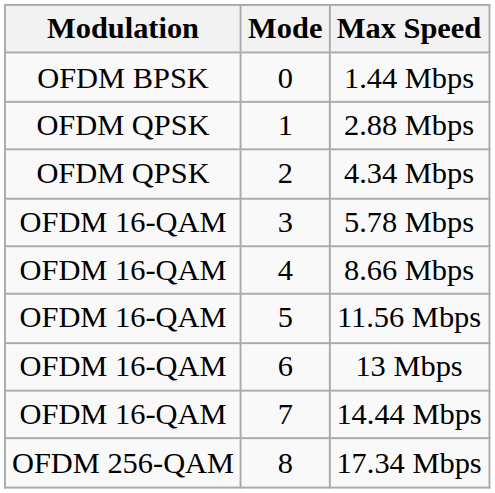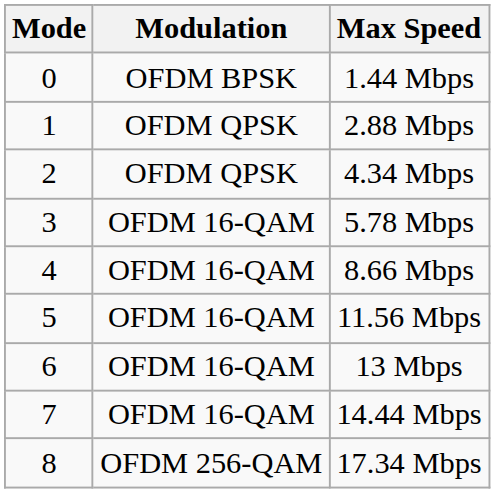columns swapped: (285, 28) <-> (123, 28)
